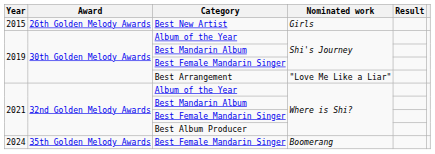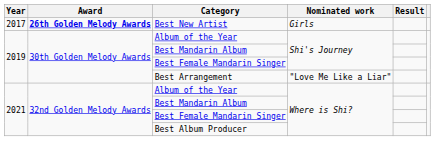(16, 24) 2015 -> (16, 24) 2017
(90, 24) normal -> (90, 24) bold
- row: (220, 142)
